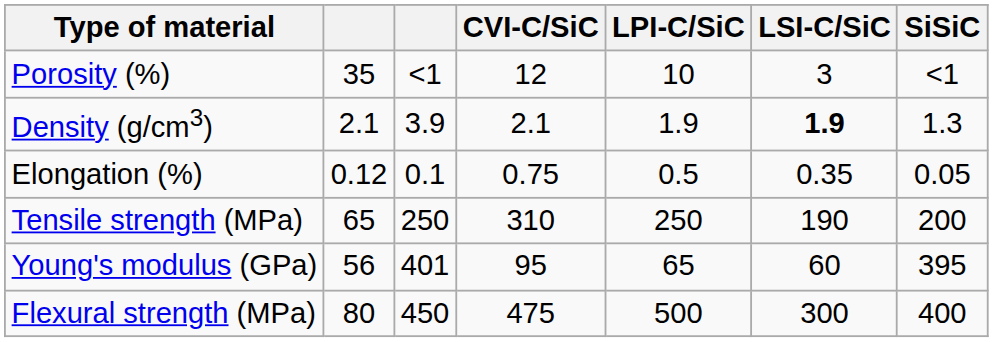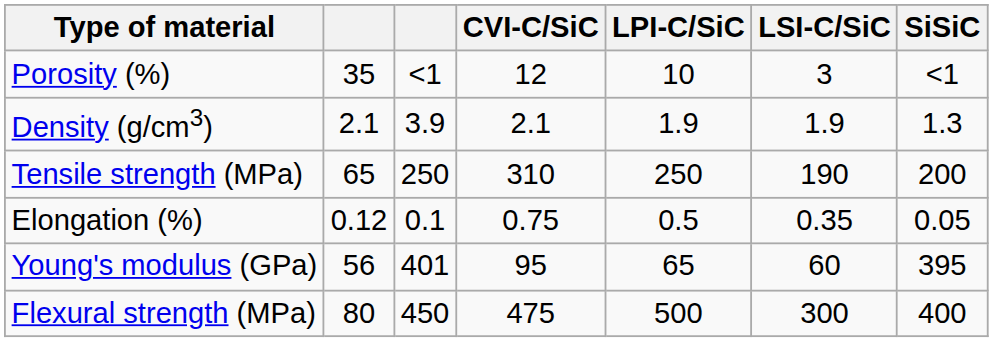(824, 123) bold -> (824, 123) normal
rows swapped: (157, 220) <-> (107, 174)
